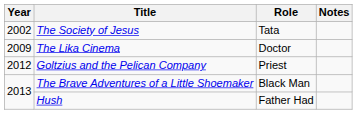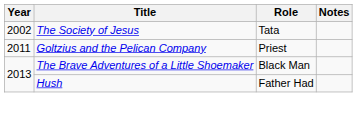- row: (78, 48)
(19, 65) 2012 -> (19, 48) 2011
